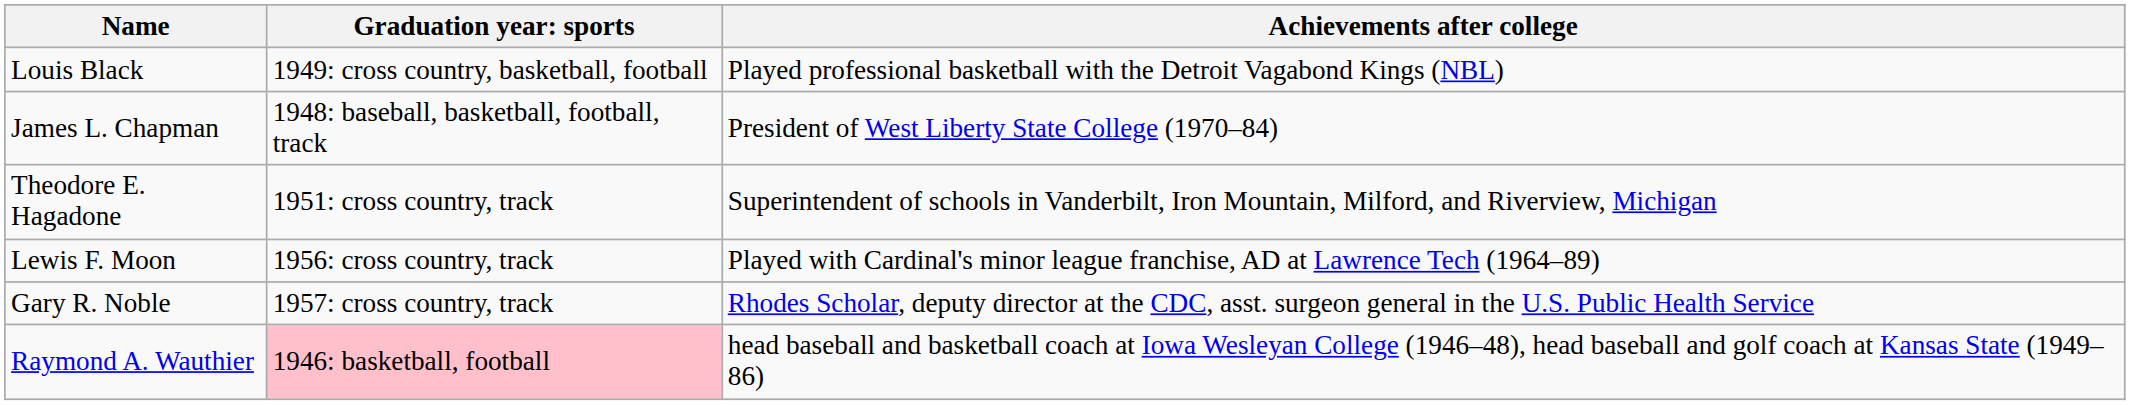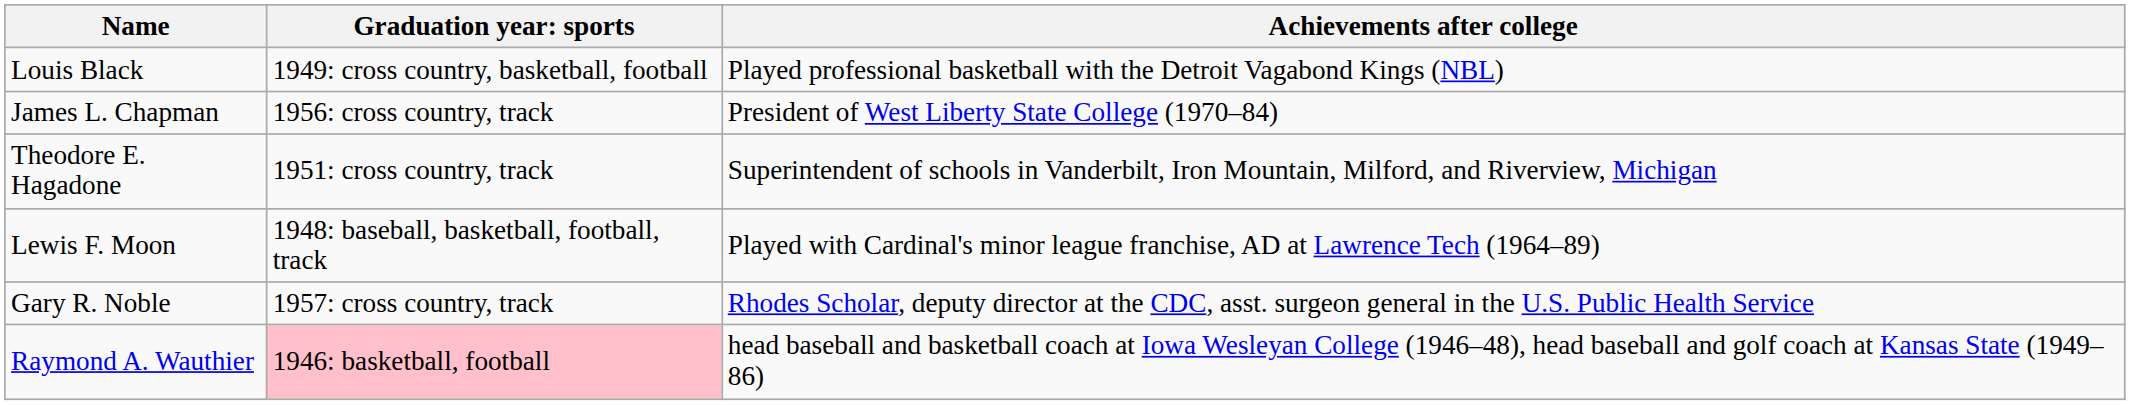(466, 127) 1948: baseball, basketball, football, track -> (413, 112) 1956: cross country, track
(413, 259) 1956: cross country, track -> (466, 244) 1948: baseball, basketball, football, track
